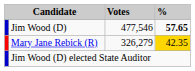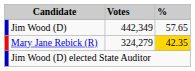(137, 27) 477,546 -> (137, 27) 442,349
(177, 27) bold -> (177, 27) normal
(137, 43) 326,279 -> (137, 43) 324,279
